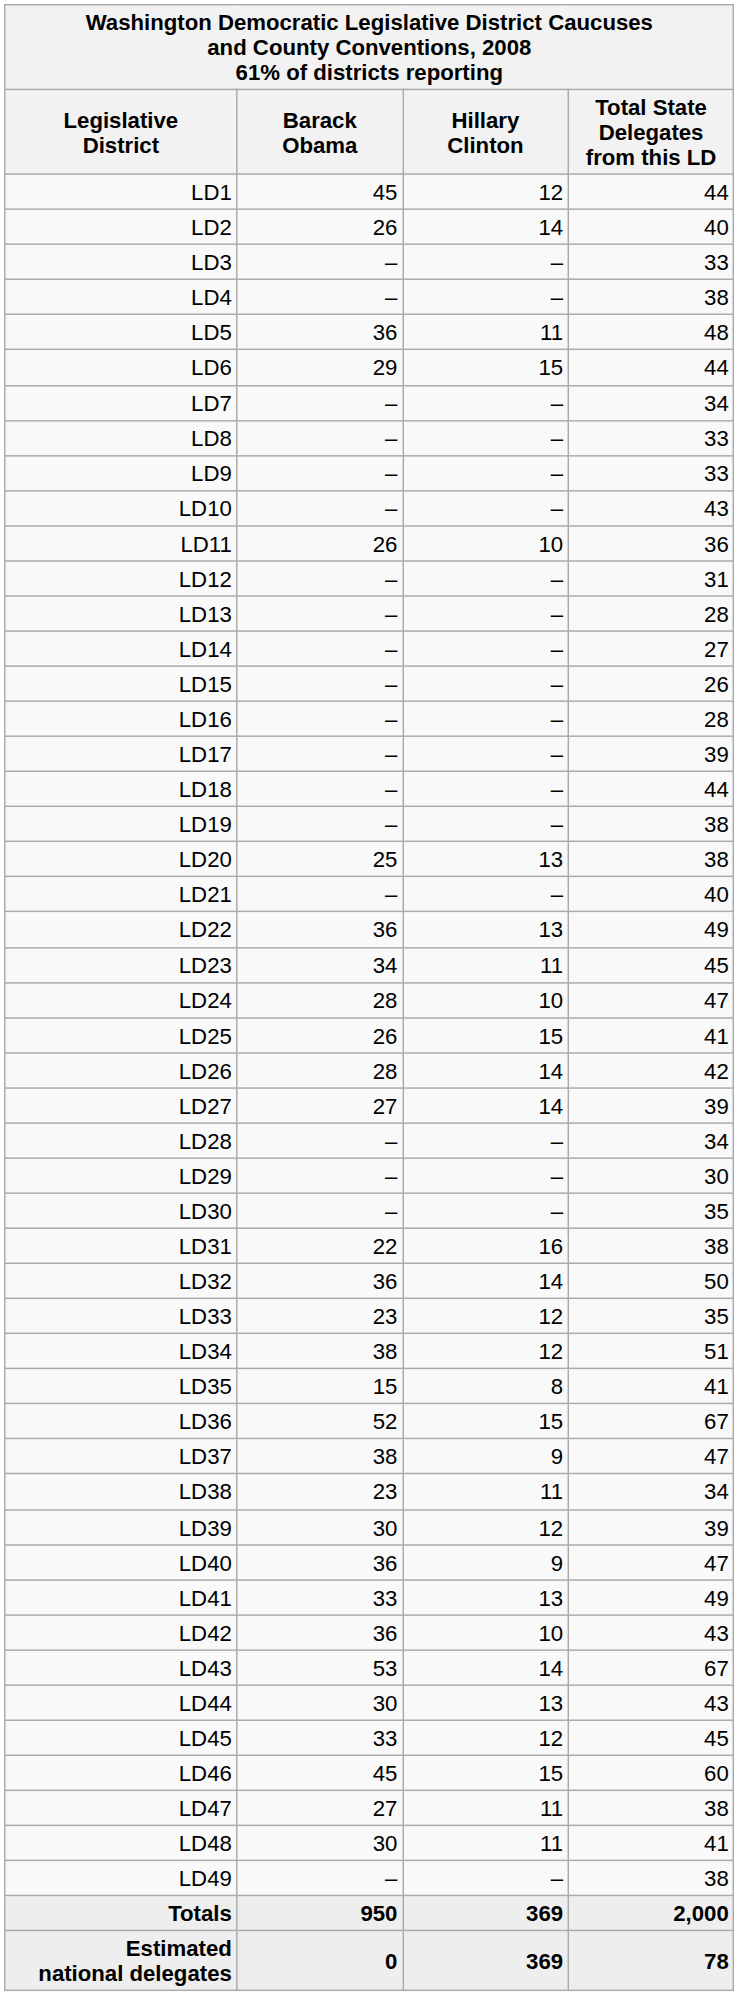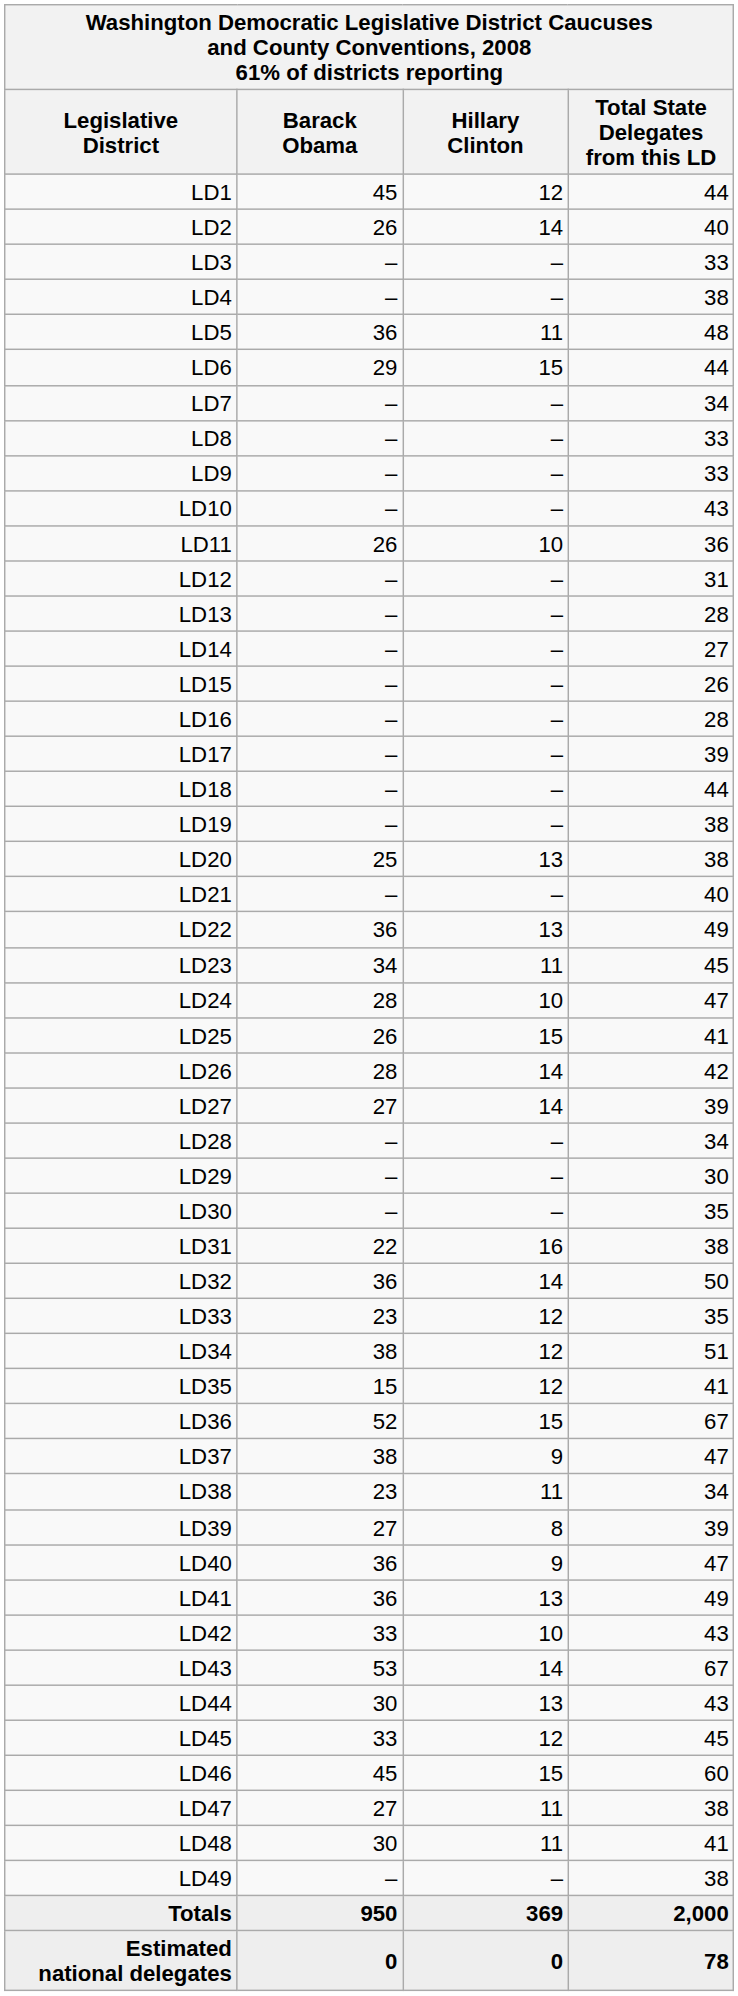(557, 1386) 8 -> (551, 1386) 12
(385, 1527) 30 -> (385, 1527) 27
(551, 1527) 12 -> (557, 1527) 8
(385, 1597) 33 -> (385, 1597) 36
(385, 1632) 36 -> (385, 1632) 33
(545, 1961) 369 -> (557, 1961) 0
